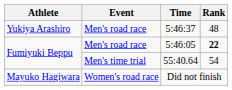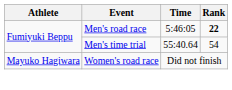- row: (181, 29)
